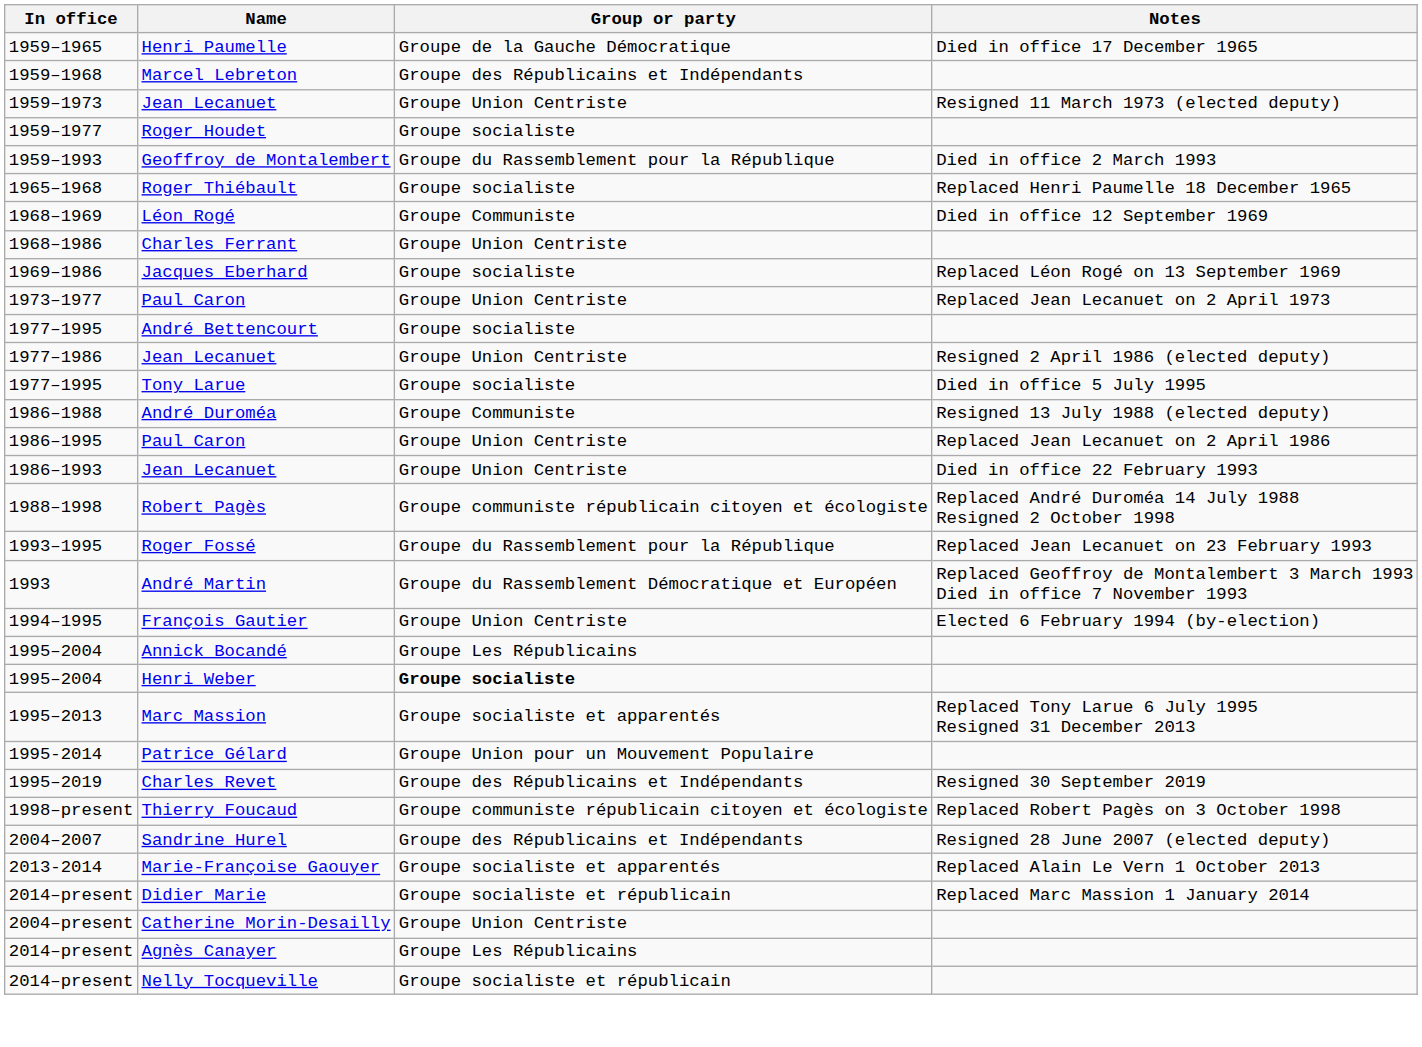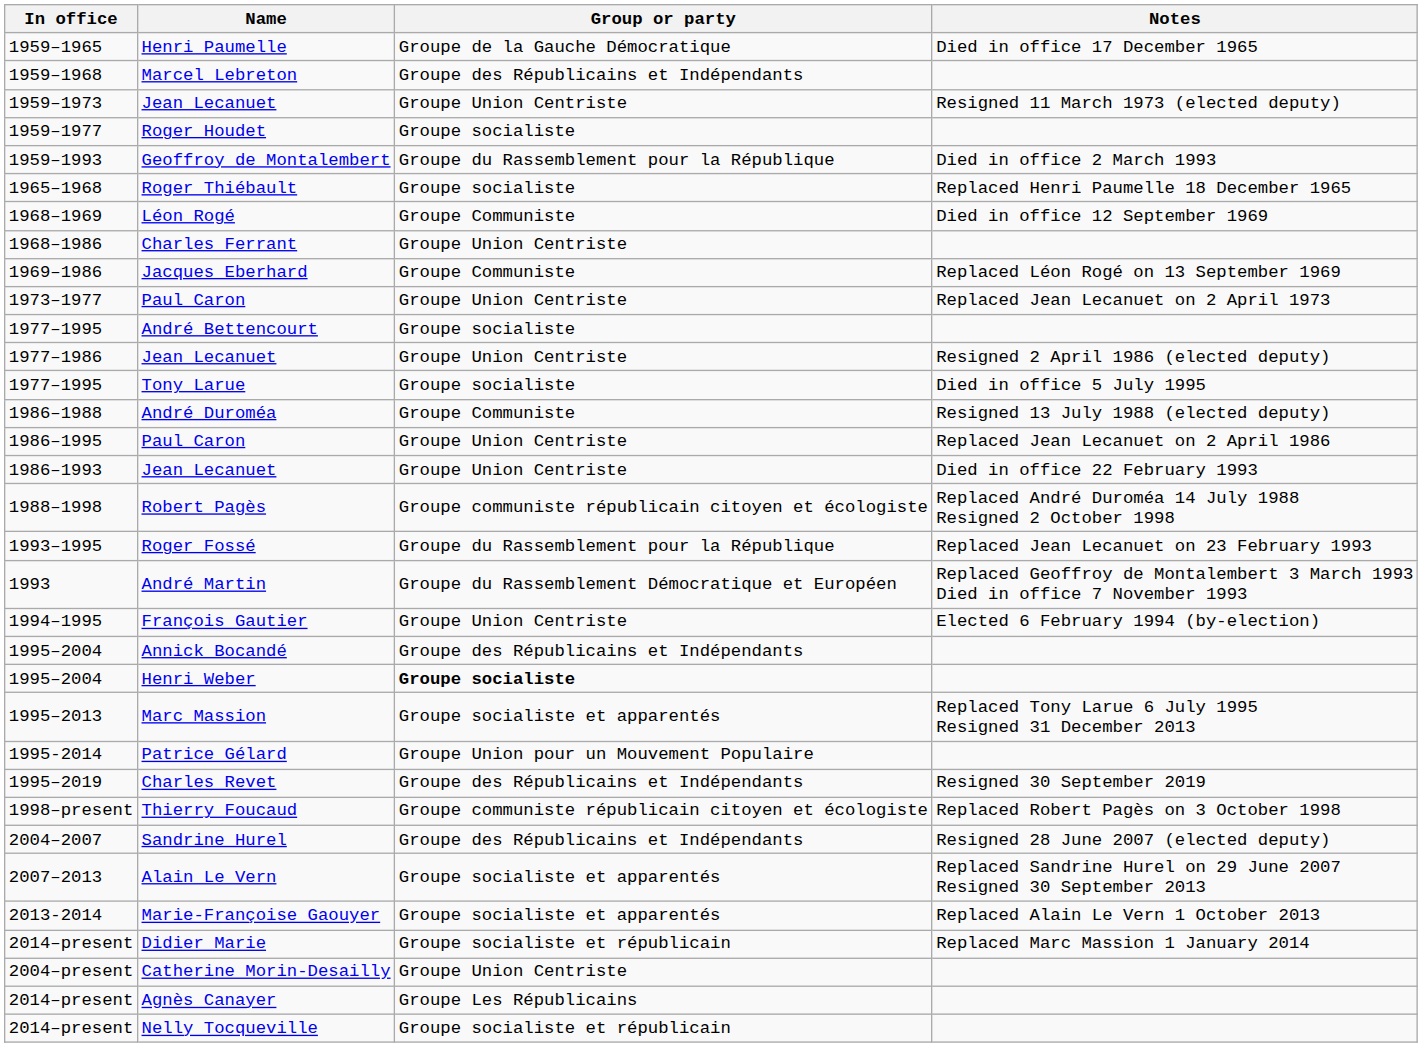(487, 272) Groupe socialiste -> (487, 272) Groupe Communiste
(518, 650) Groupe Les Républicains -> (601, 650) Groupe des Républicains et Indépendants
+ row: (55, 878)
